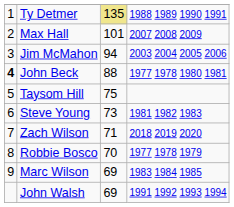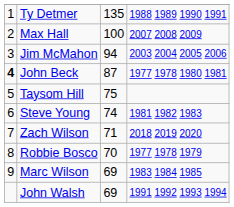(114, 14) khaki background -> (114, 14) no background
(114, 34) 101 -> (114, 34) 100
(110, 73) 88 -> (110, 73) 87
(110, 113) 73 -> (110, 113) 74
